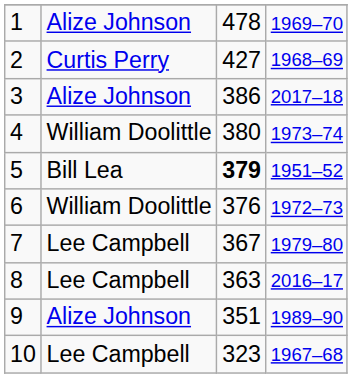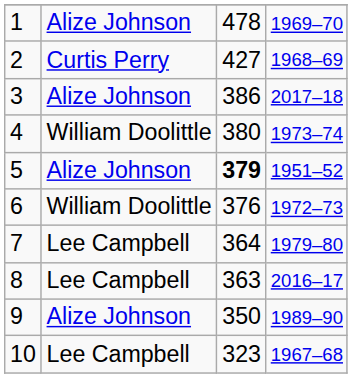(85, 170) Bill Lea -> (119, 170) Alize Johnson
(242, 243) 367 -> (242, 243) 364
(242, 317) 351 -> (242, 317) 350
